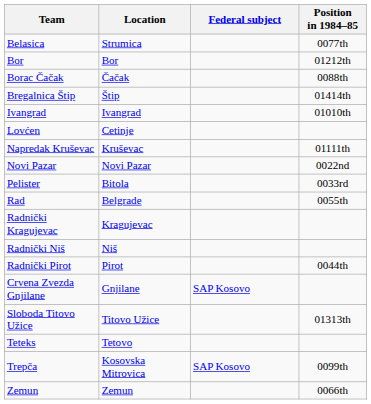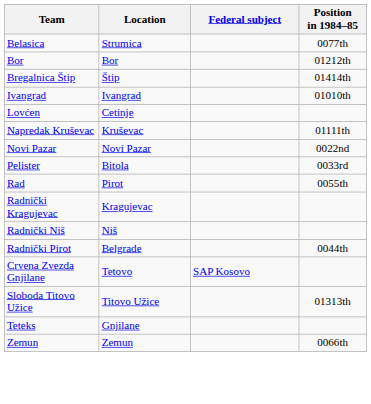- row: (35, 78)
(122, 200) Belgrade -> (112, 183) Pirot
(112, 265) Pirot -> (122, 248) Belgrade
(121, 289) Gnjilane -> (117, 271) Tetovo
(117, 343) Tetovo -> (121, 325) Gnjilane
- row: (22, 366)
